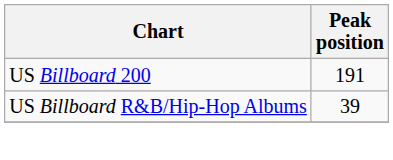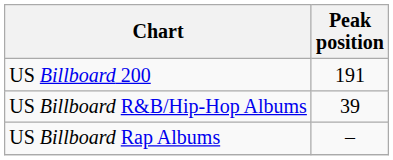+ row: (115, 138)
